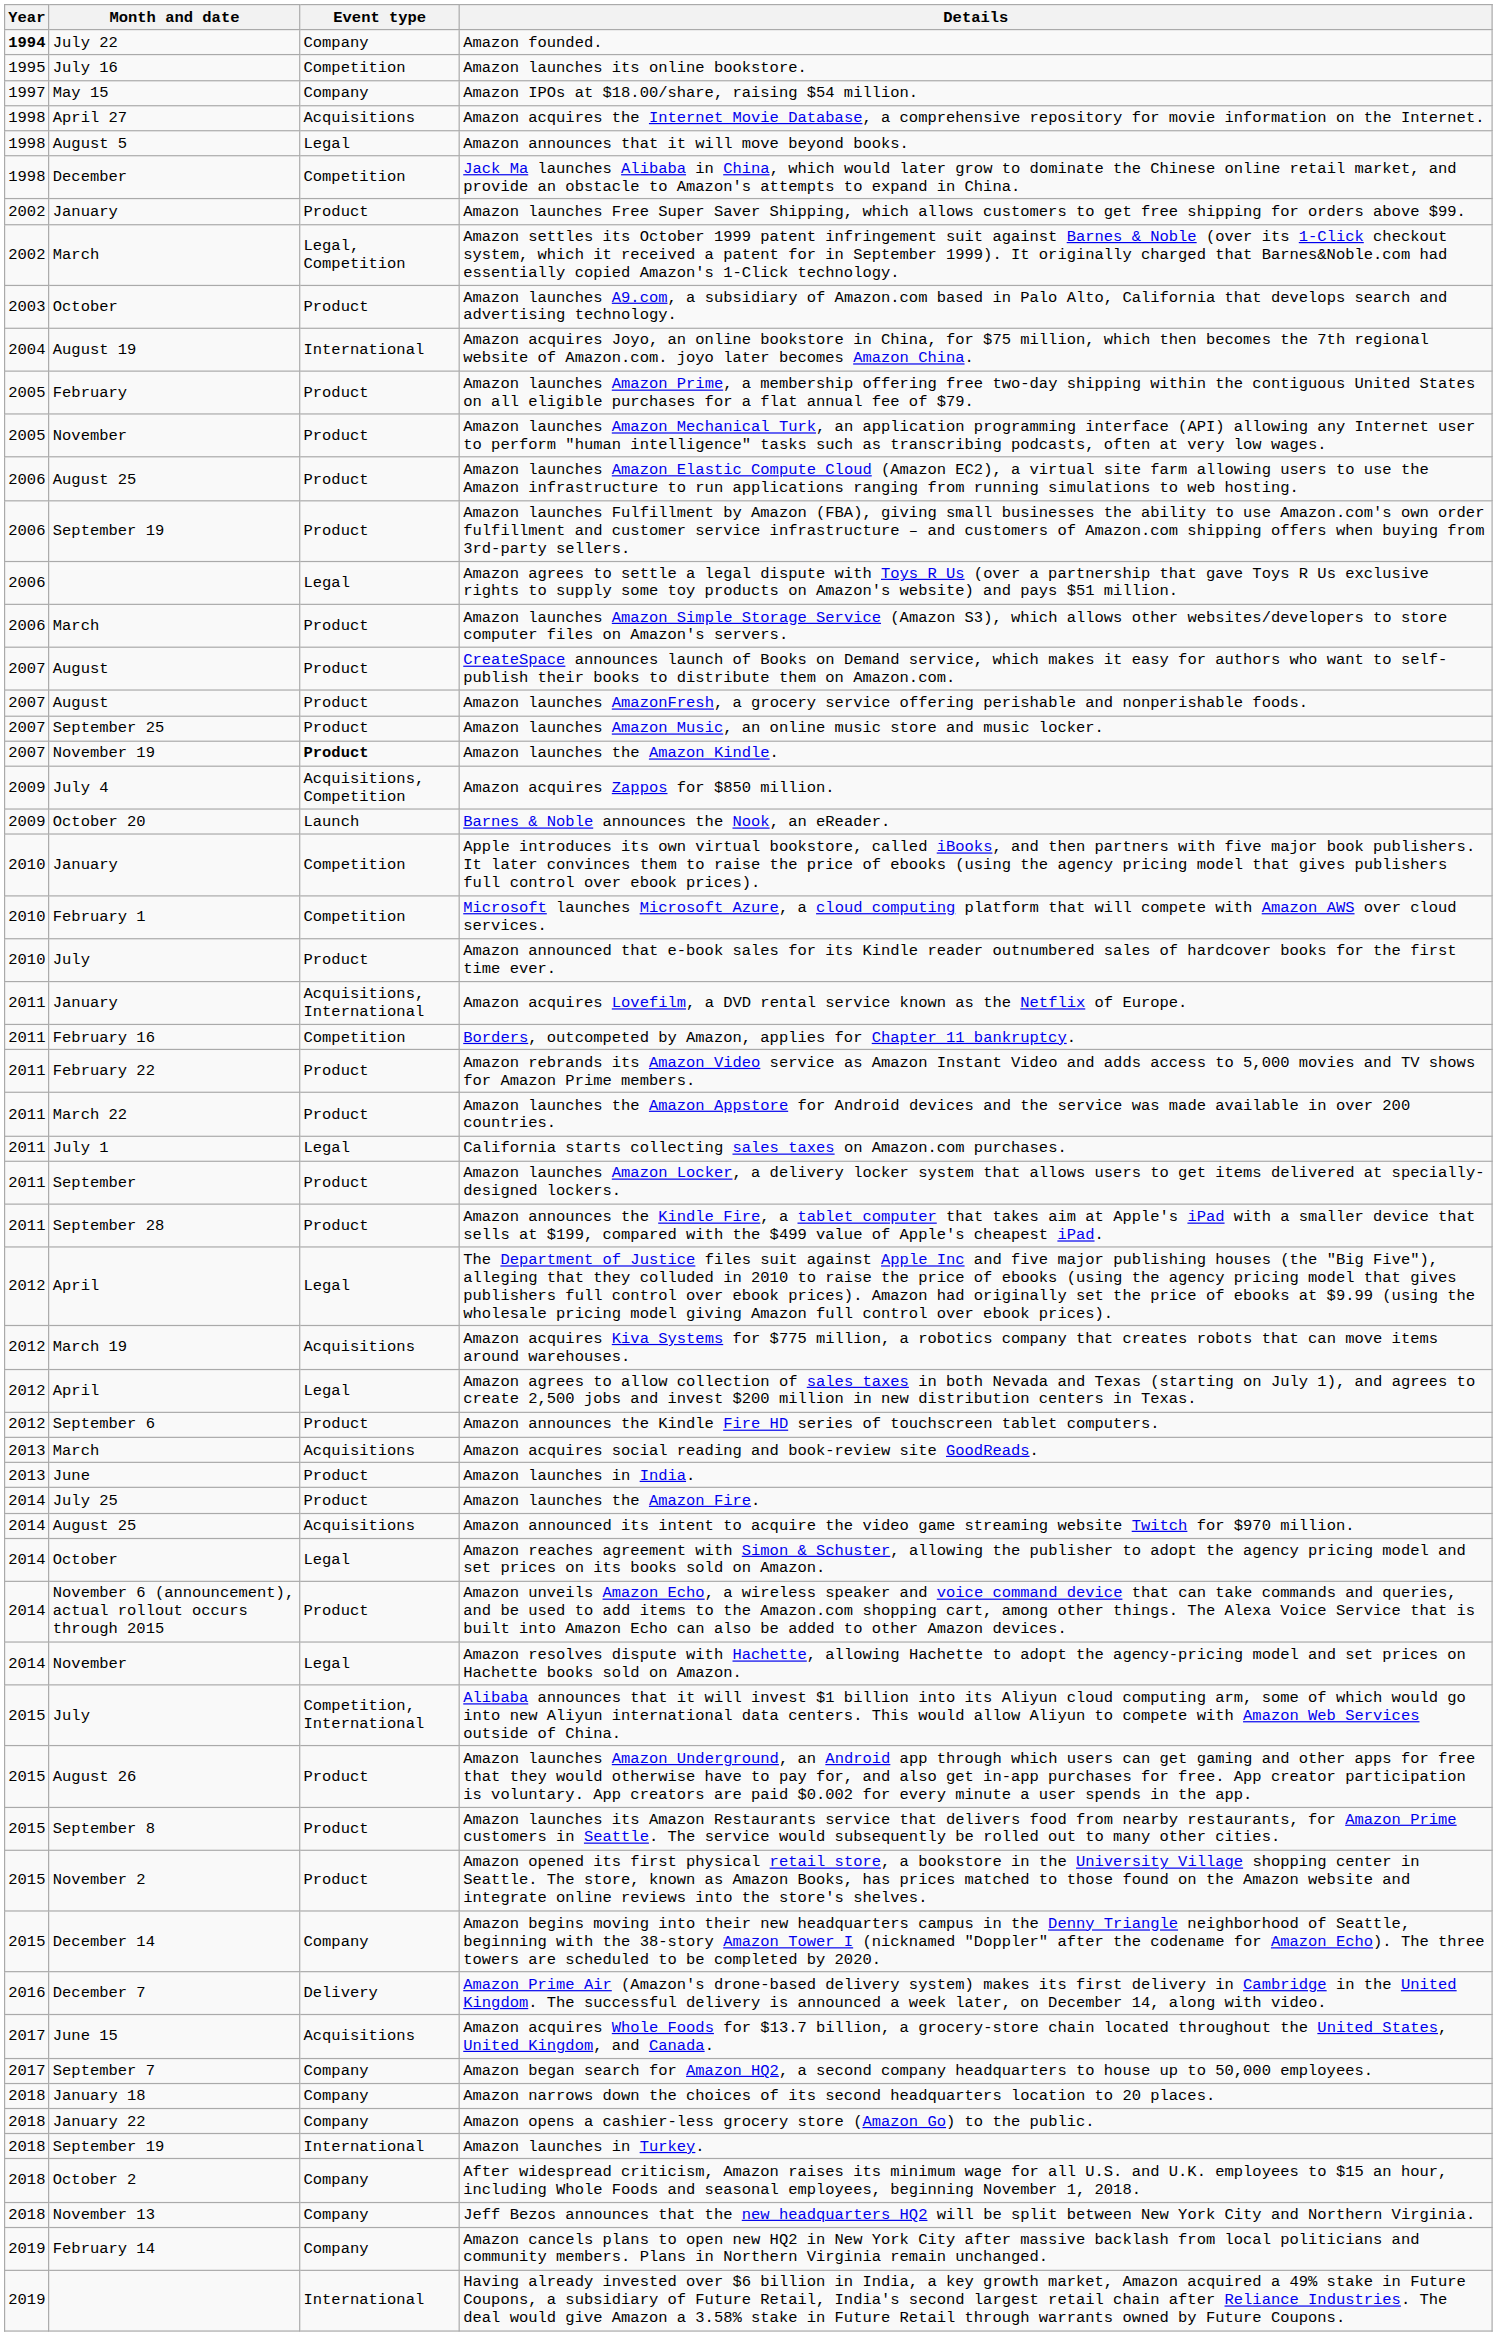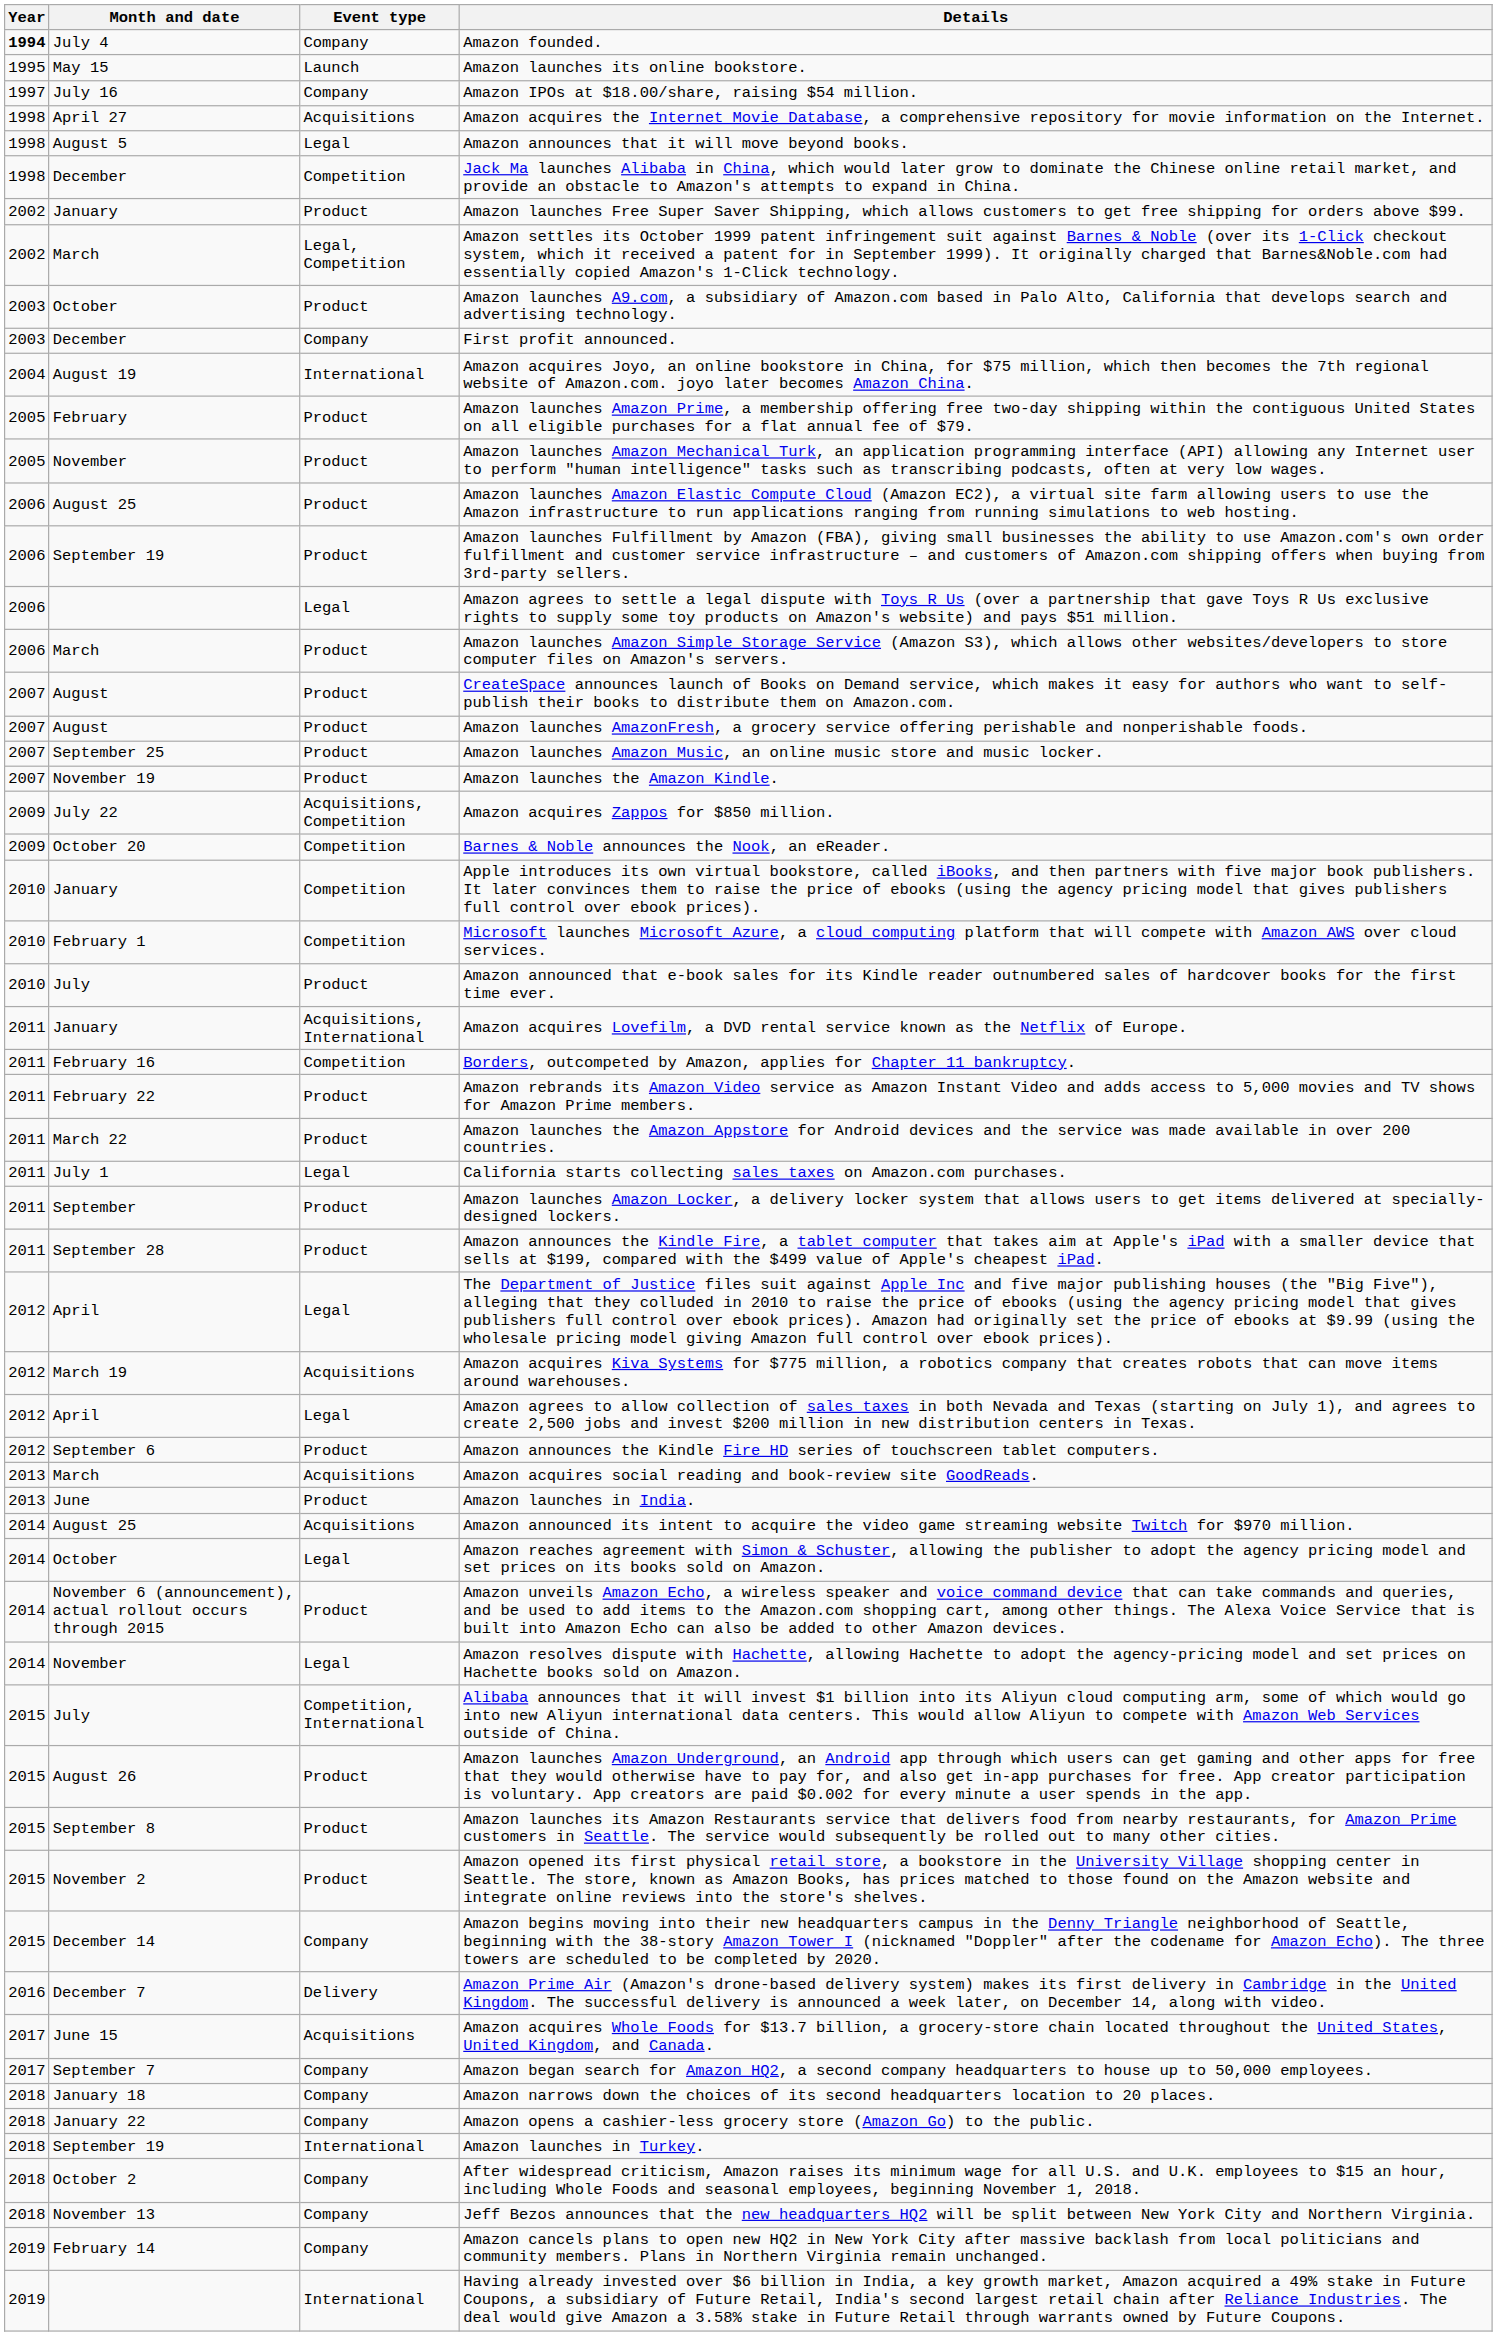(85, 42) July 22 -> (81, 42) July 4
(85, 68) July 16 -> (81, 68) May 15
(355, 68) Competition -> (331, 68) Launch
(81, 93) May 15 -> (85, 93) July 16
+ row: (570, 341)
(336, 754) bold -> (336, 779) normal
(81, 788) July 4 -> (85, 813) July 22
(331, 822) Launch -> (355, 847) Competition
- row: (612, 1500)
